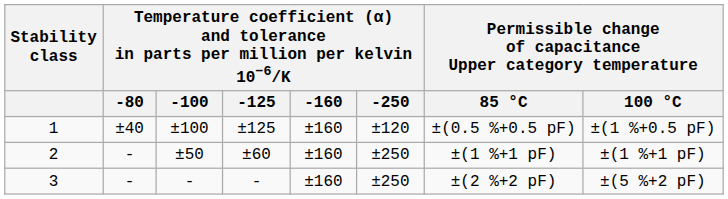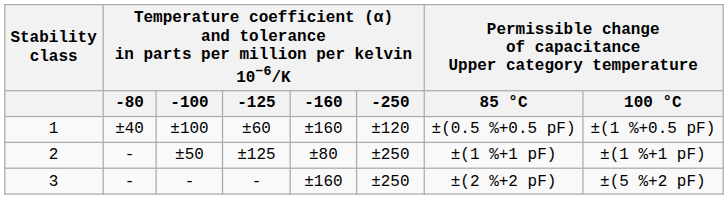(256, 129) ±125 -> (256, 129) ±60
(256, 155) ±60 -> (256, 155) ±125
(323, 155) ±160 -> (323, 155) ±80
